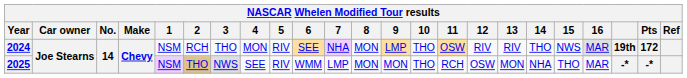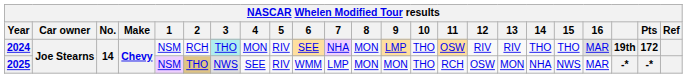(226, 47) no background -> (226, 47) paleturquoise background
(569, 47) NWS -> (569, 47) THO
(569, 65) THO -> (569, 65) NWS
